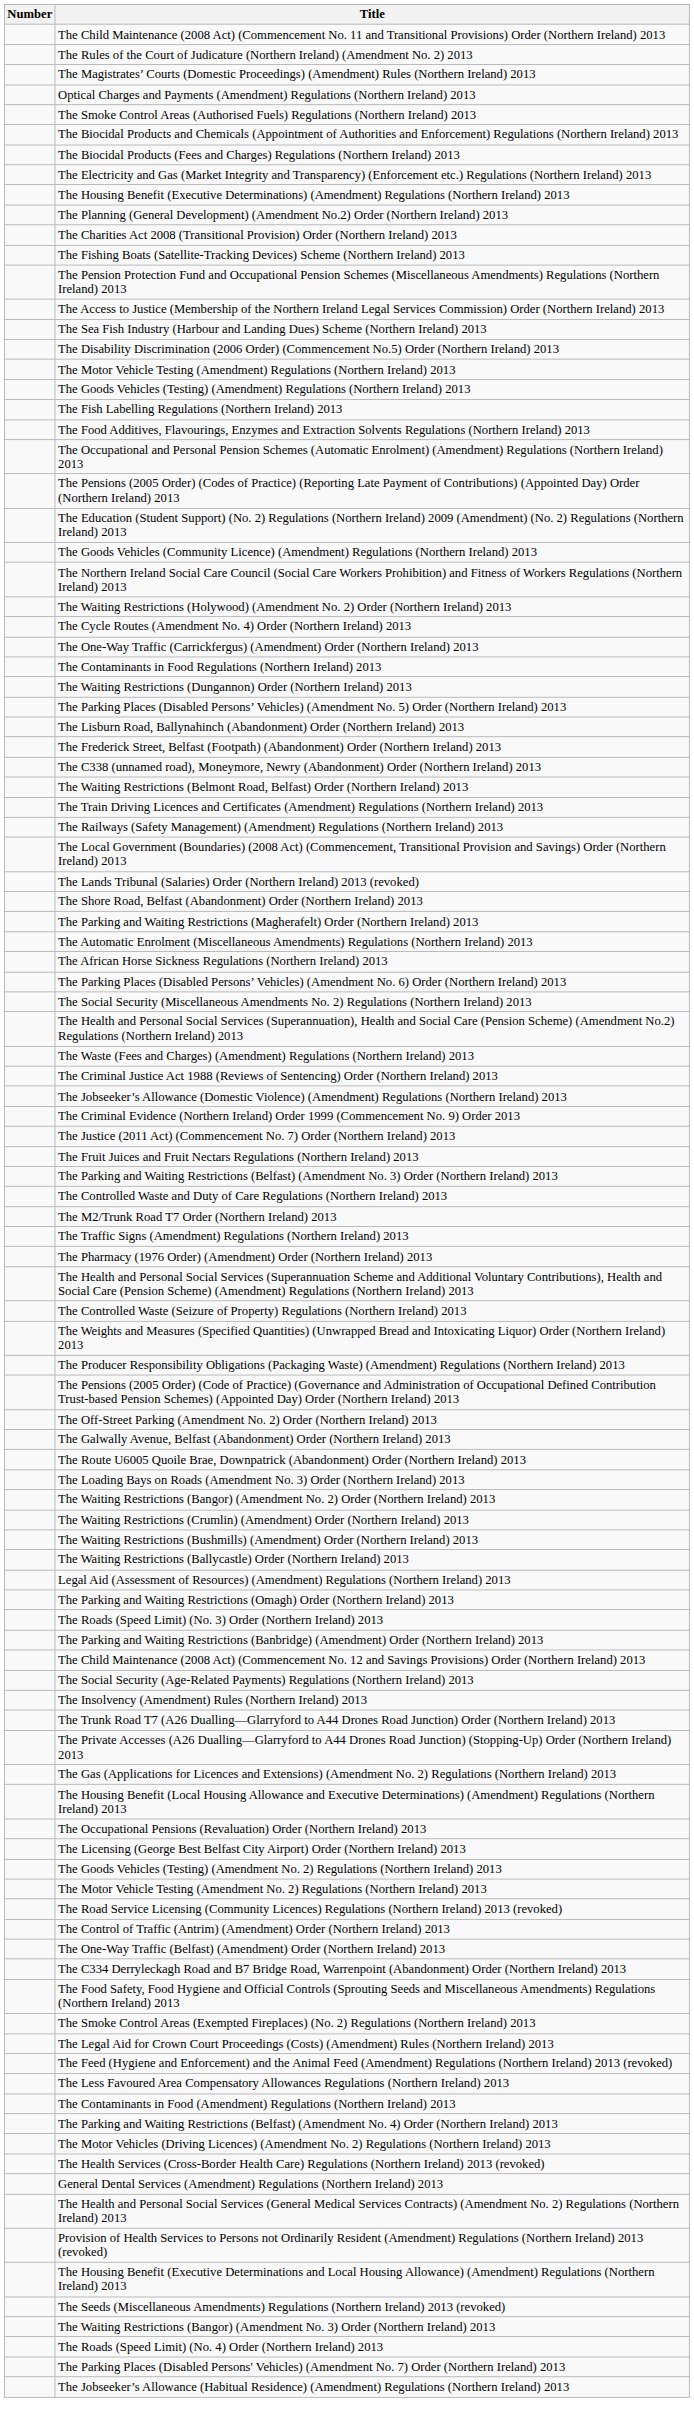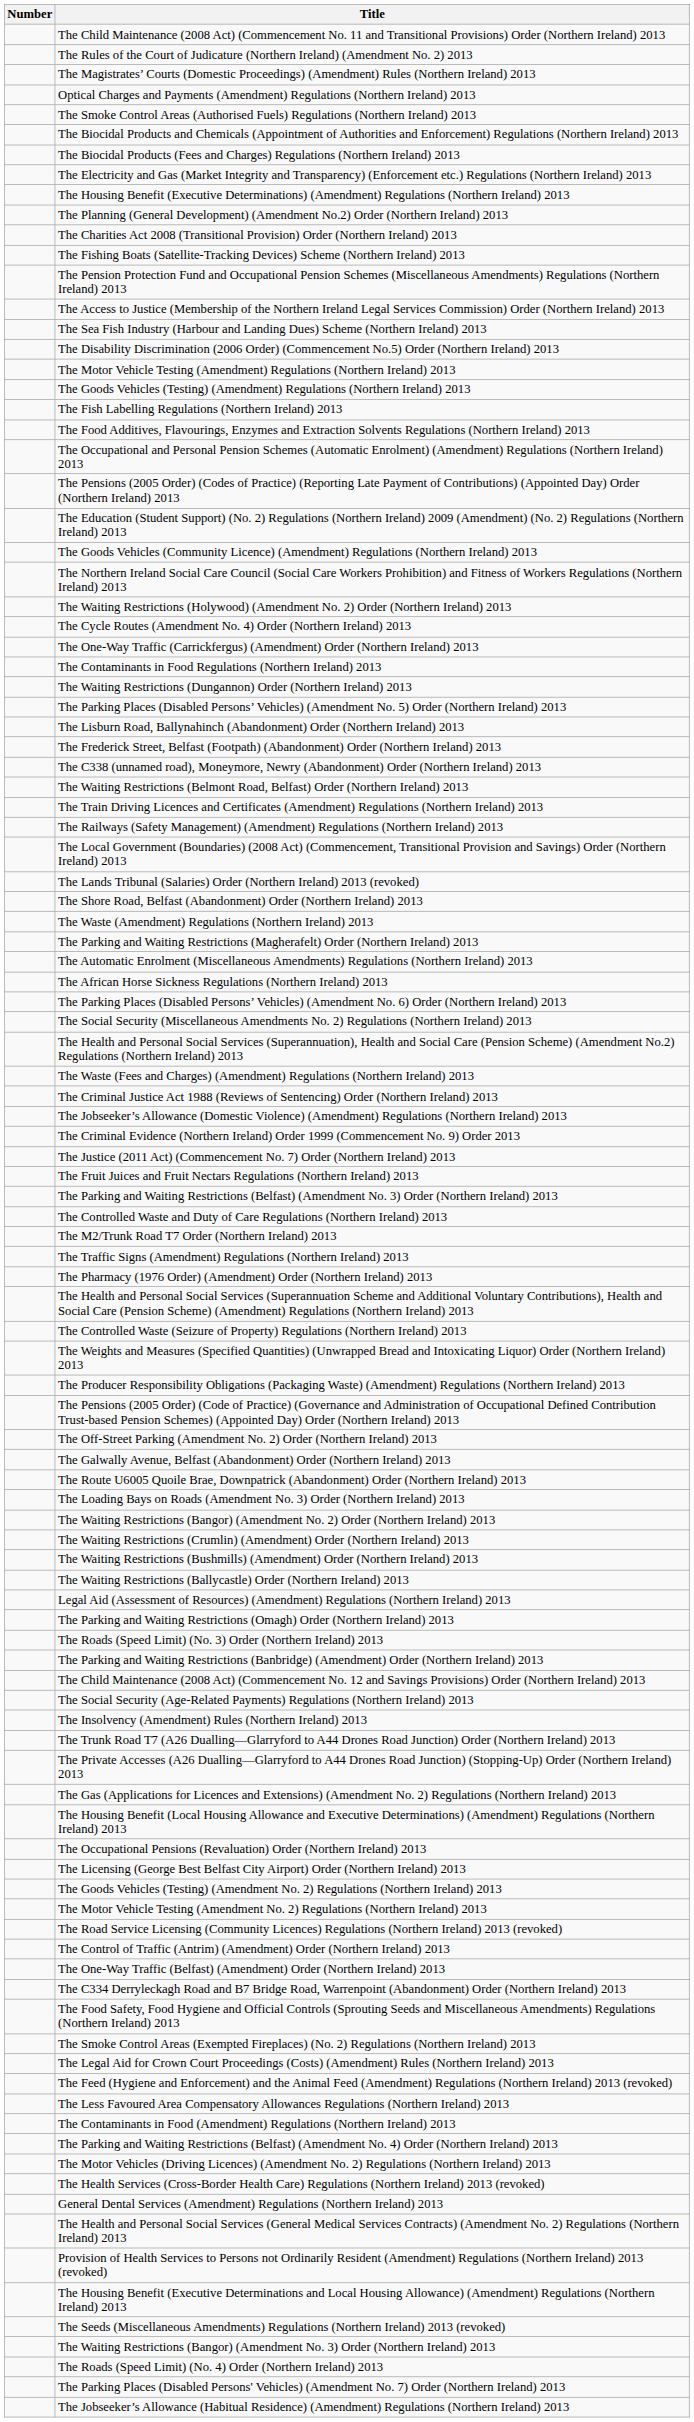+ row: (216, 921)
